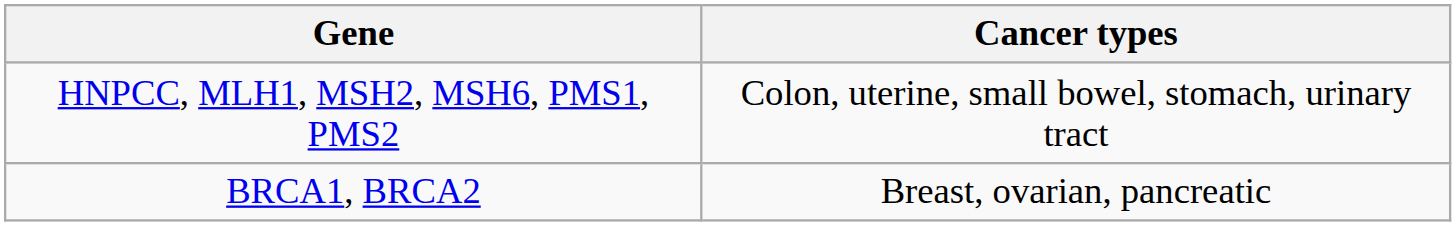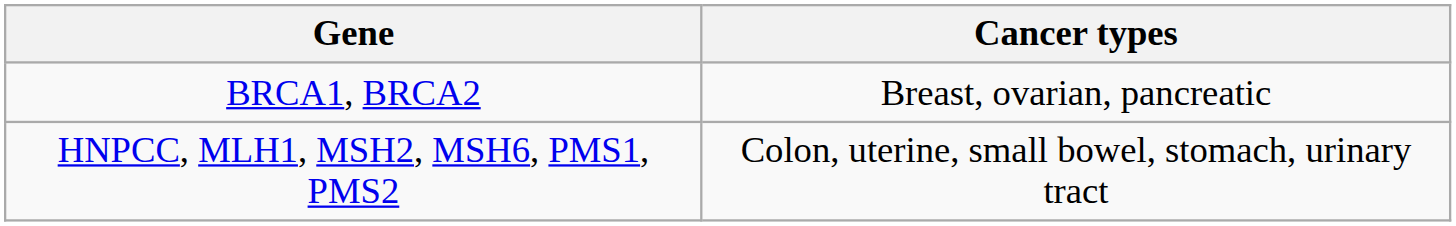rows swapped: (353, 190) <-> (353, 112)
